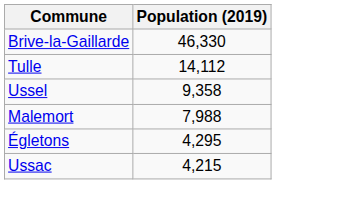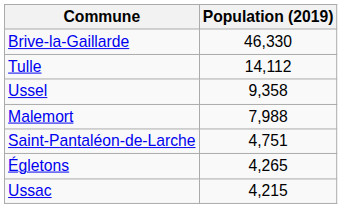+ row: (102, 141)
(202, 141) 4,295 -> (268, 166) 4,265
